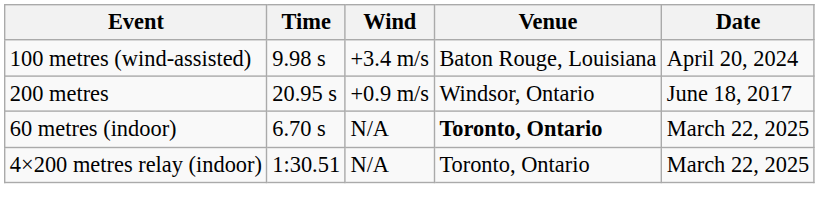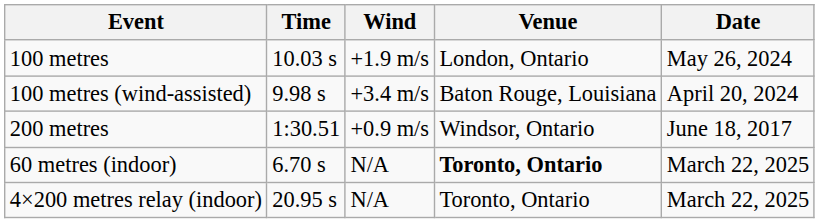+ row: (59, 57)
(305, 93) 20.95 s -> (306, 128) 1:30.51
(306, 164) 1:30.51 -> (305, 199) 20.95 s
